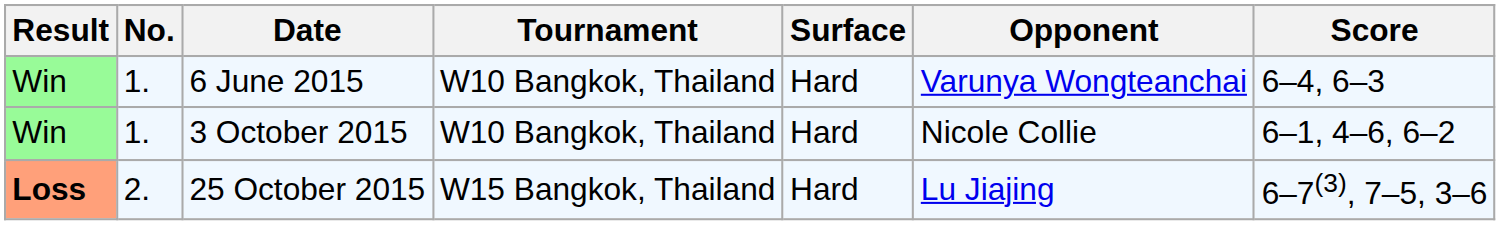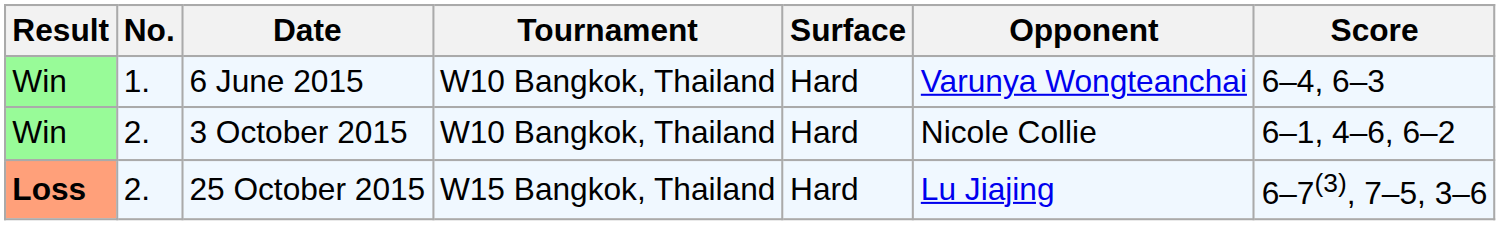(137, 132) 1. -> (137, 132) 2.
